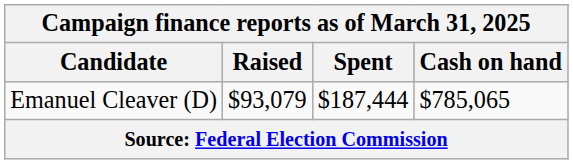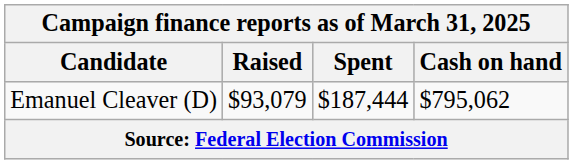(465, 100) $785,065 -> (465, 100) $795,062
